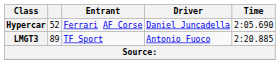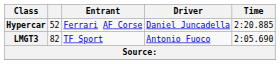(254, 25) 2:05.690 -> (254, 25) 2:20.885
(55, 38) 89 -> (55, 38) 82
(254, 38) 2:20.885 -> (254, 38) 2:05.690
